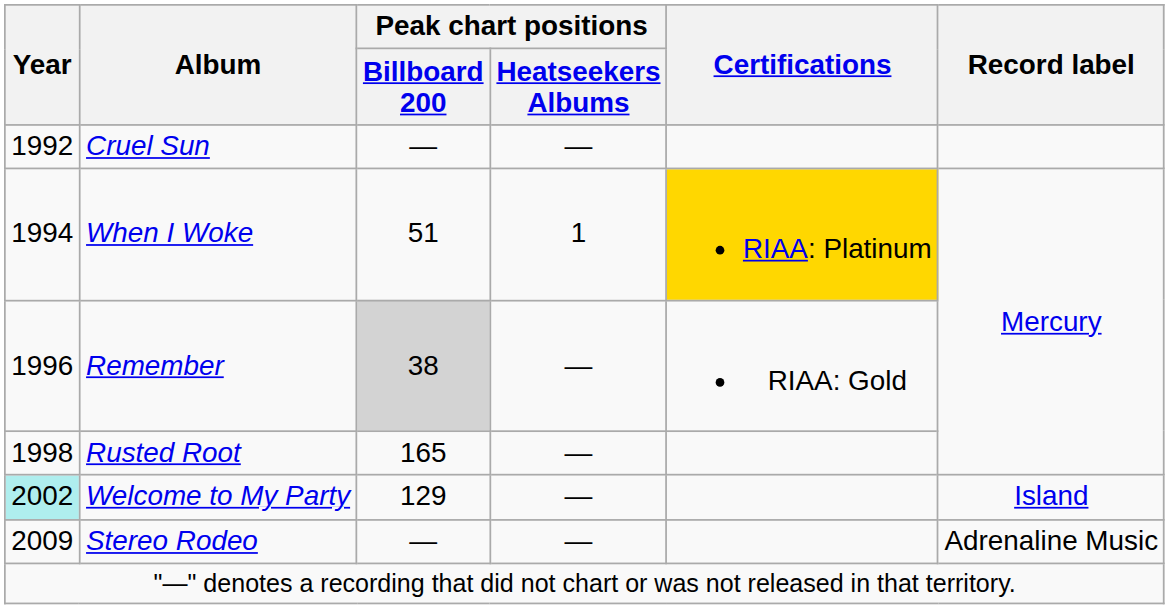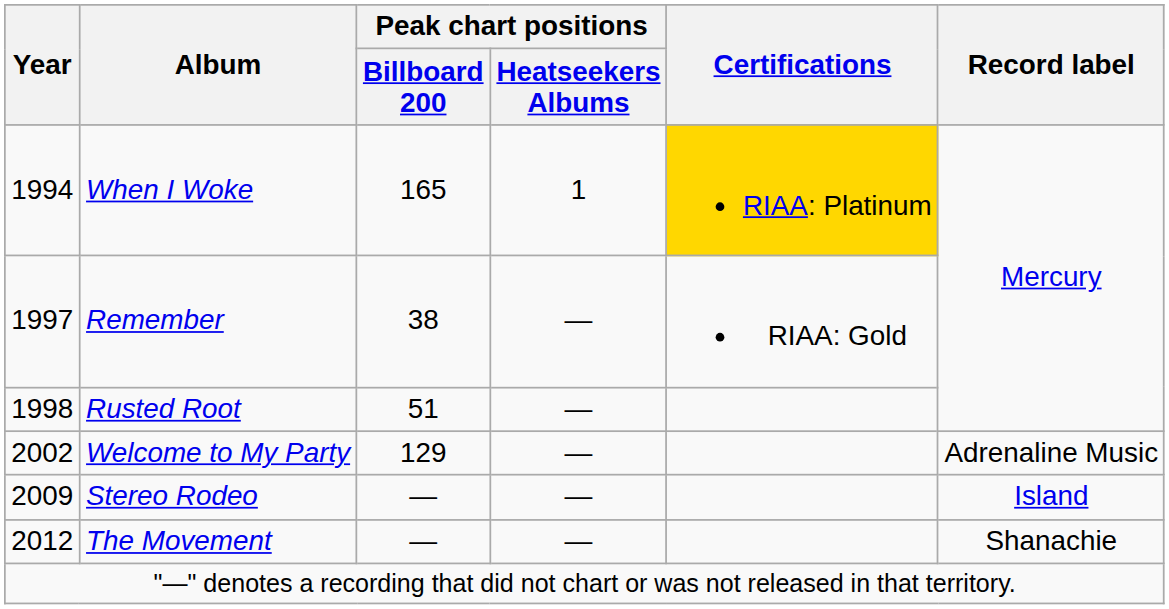- row: (148, 146)
(423, 233) 51 -> (423, 189) 165
(42, 365) 1996 -> (42, 320) 1997
(423, 365) lightgrey background -> (423, 320) no background
(423, 452) 165 -> (423, 408) 51
(42, 496) paleturquoise background -> (42, 452) no background
(1051, 496) Island -> (1051, 452) Adrenaline Music
(1051, 540) Adrenaline Music -> (1051, 496) Island
+ row: (179, 540)
